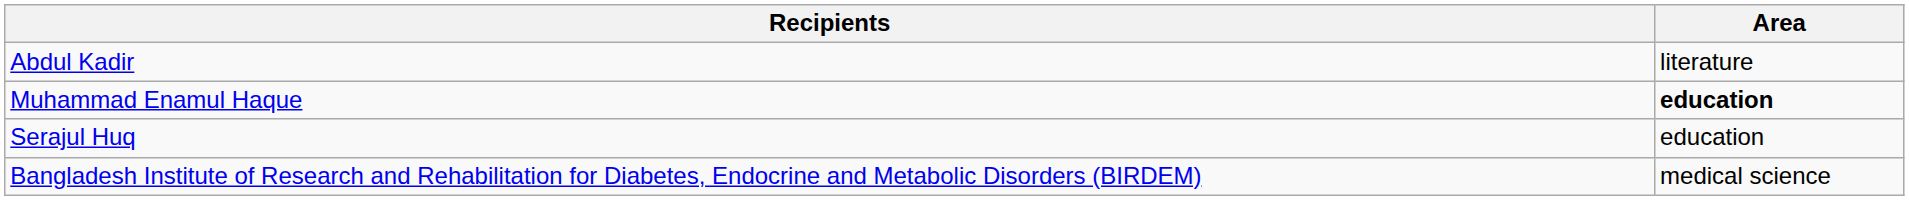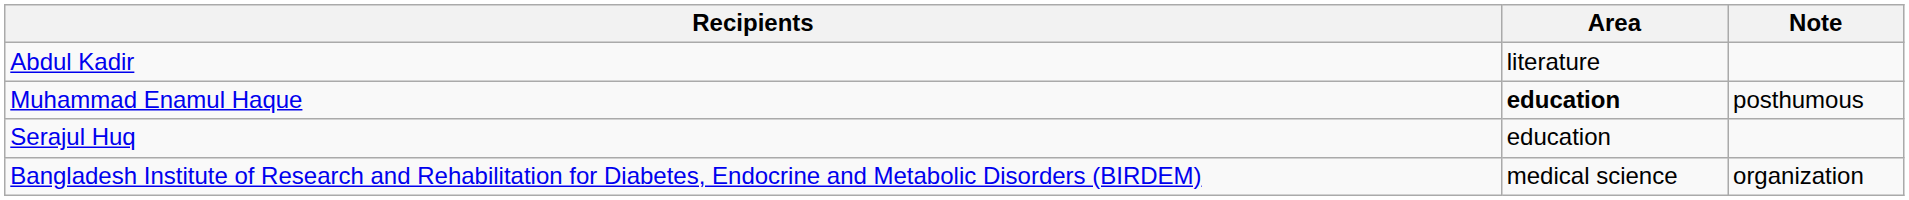+ column: (1816, 23)
